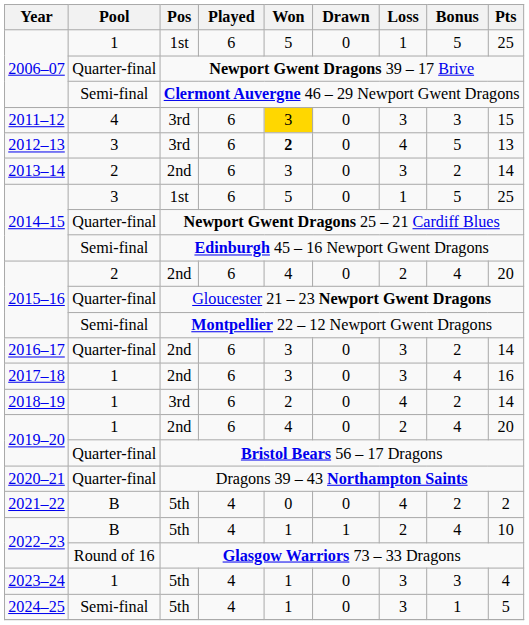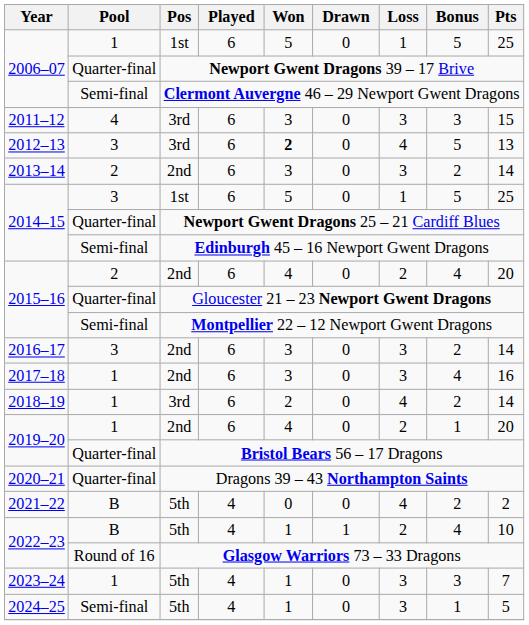(288, 119) gold background -> (288, 119) no background
(114, 350) Quarter-final -> (114, 350) 3
(457, 427) 4 -> (457, 427) 1
(506, 581) 4 -> (506, 581) 7
